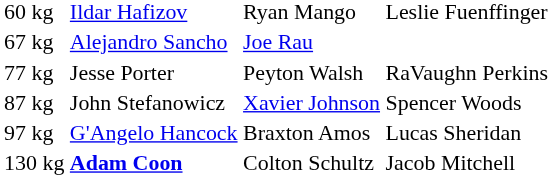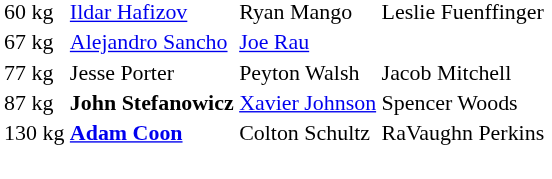(467, 72) RaVaughn Perkins -> (446, 72) Jacob Mitchell
(147, 102) normal -> (152, 102) bold
- row: (29, 132)
(450, 162) Jacob Mitchell -> (463, 132) RaVaughn Perkins
